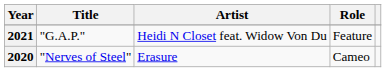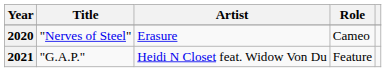rows swapped: (21, 56) <-> (21, 35)
